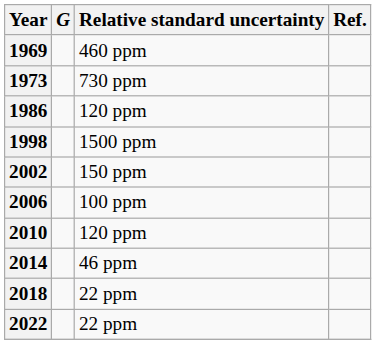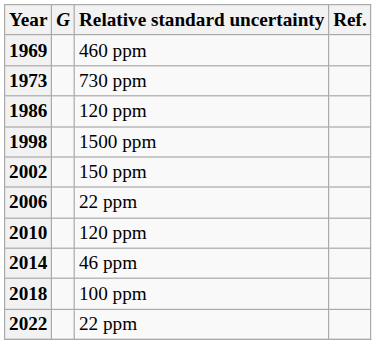(113, 202) 100 ppm -> (108, 202) 22 ppm
(108, 293) 22 ppm -> (113, 293) 100 ppm
